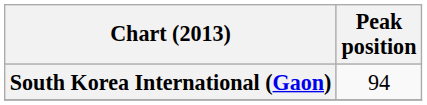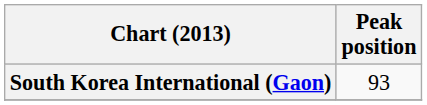(379, 81) 94 -> (379, 81) 93
